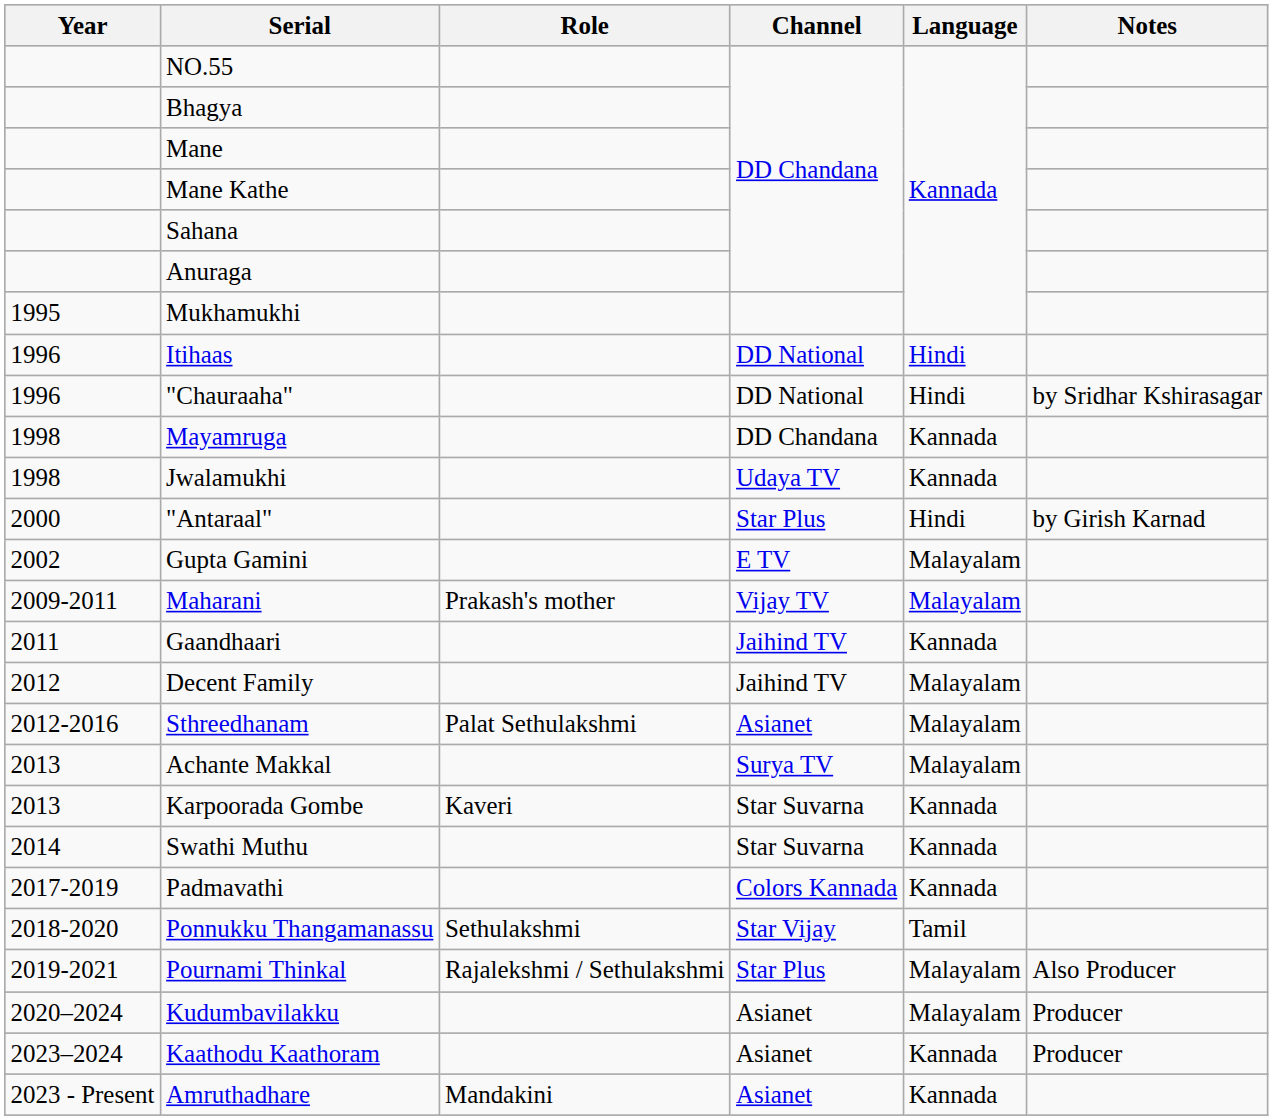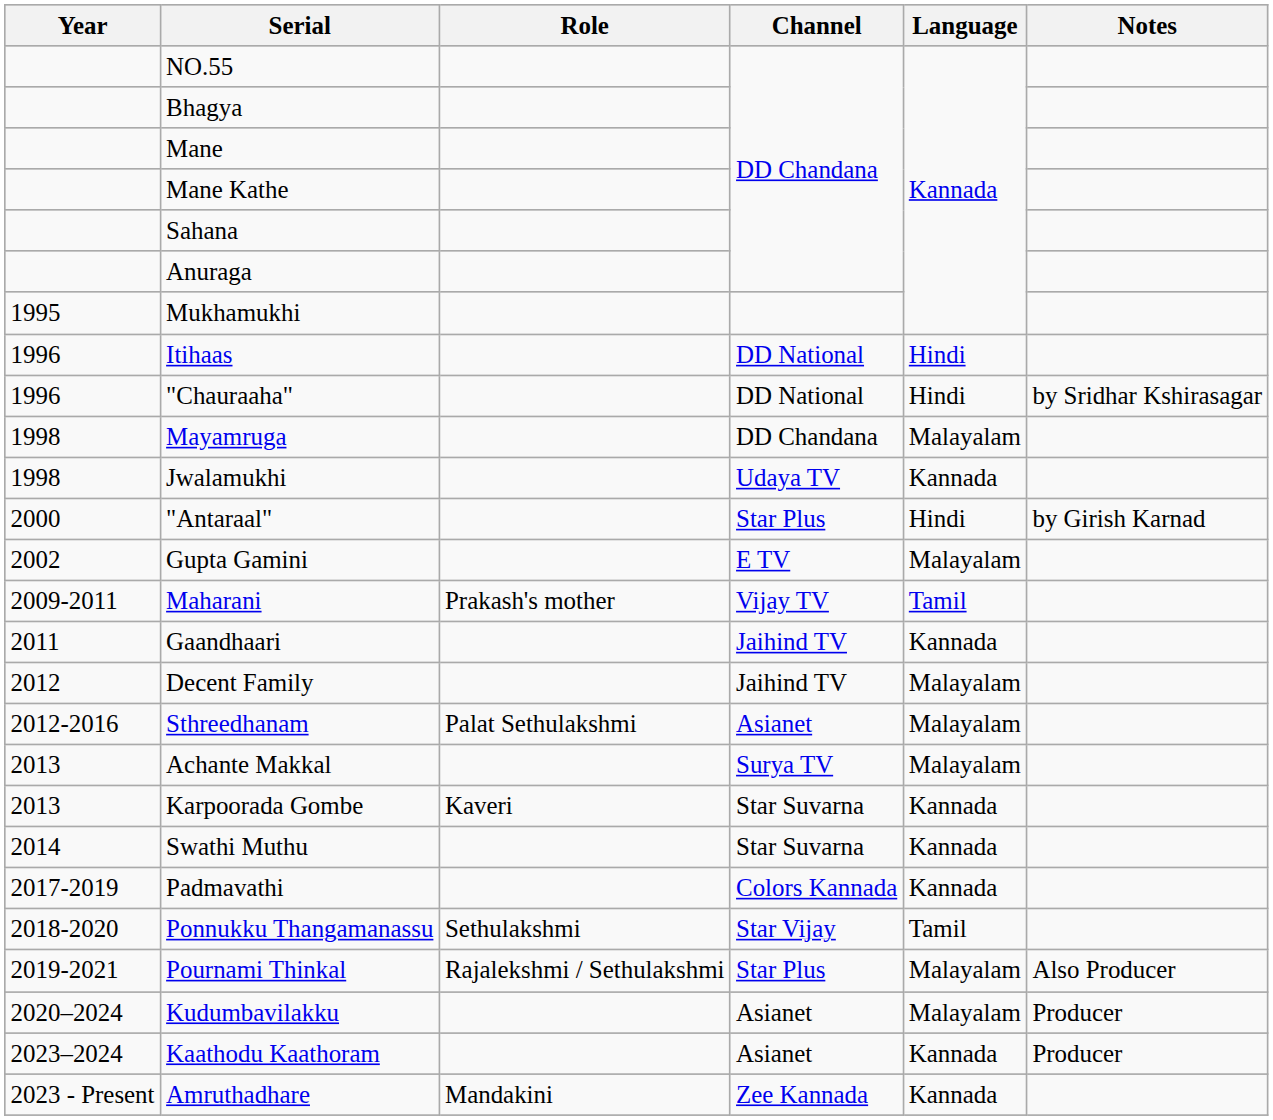(953, 436) Kannada -> (965, 436) Malayalam
(965, 600) Malayalam -> (938, 600) Tamil
(774, 1093) Asianet -> (802, 1093) Zee Kannada
